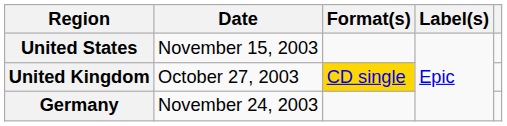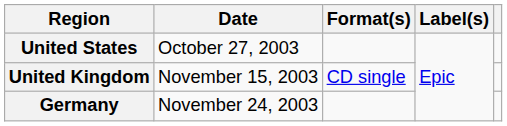(238, 47) November 15, 2003 -> (228, 47) October 27, 2003
(228, 76) October 27, 2003 -> (238, 76) November 15, 2003
(366, 76) gold background -> (366, 76) no background
